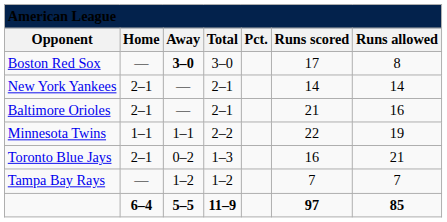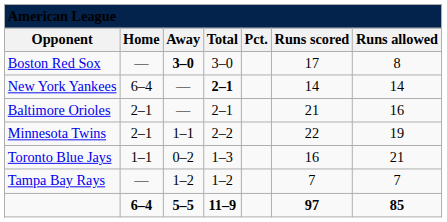(141, 87) 2–1 -> (141, 87) 6–4
(222, 87) normal -> (222, 87) bold
(141, 134) 1–1 -> (141, 134) 2–1
(141, 157) 2–1 -> (141, 157) 1–1
